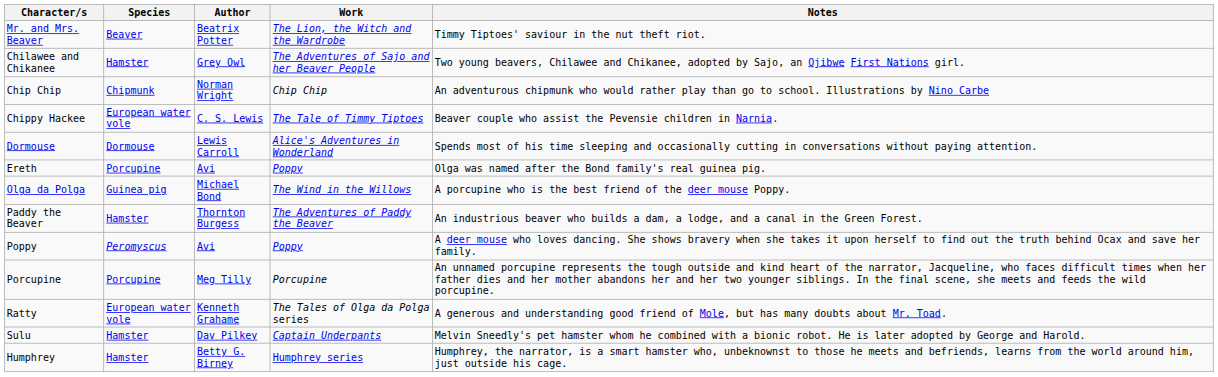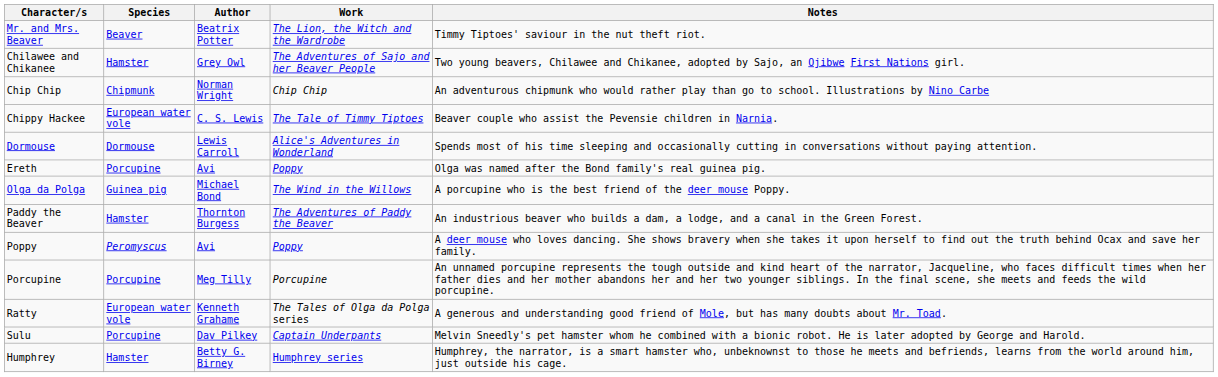(127, 335) Hamster -> (133, 335) Porcupine
